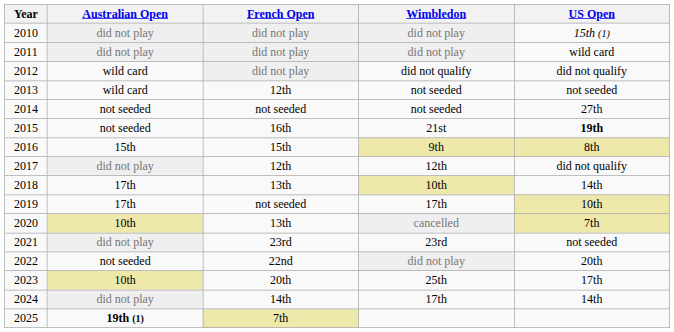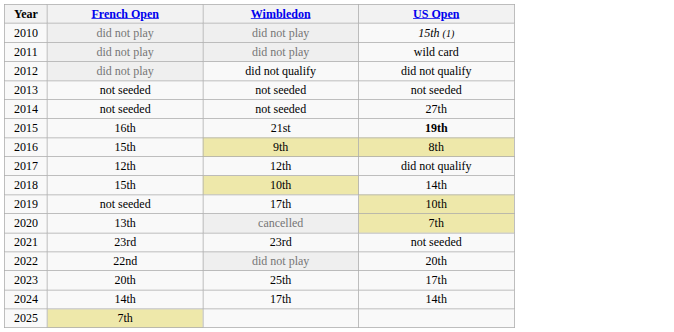- column: (125, 14)
(281, 90) 12th -> (125, 90) not seeded
(281, 185) 13th -> (125, 185) 15th
